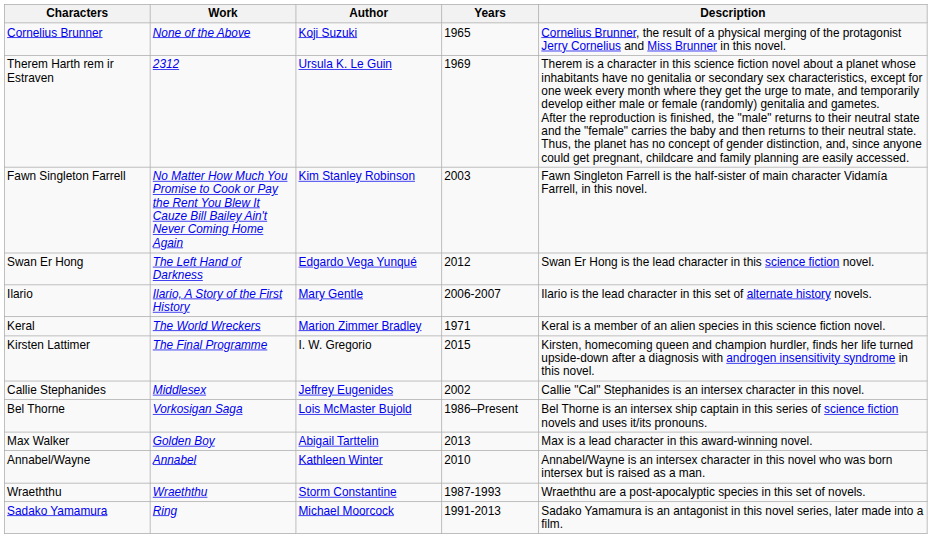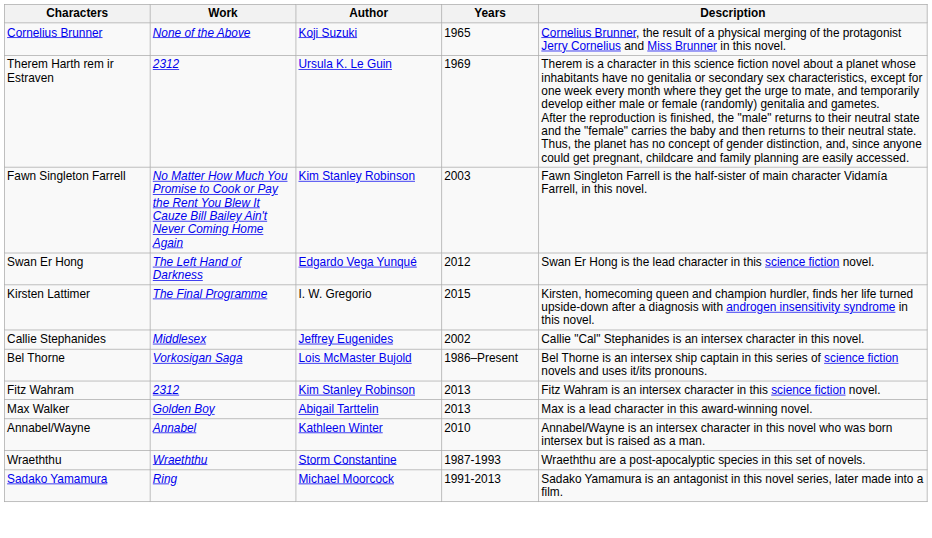- row: (20, 294)
- row: (21, 326)
+ row: (40, 390)
